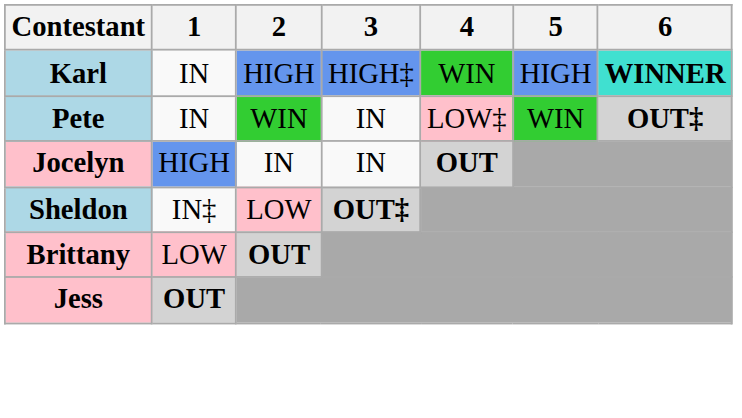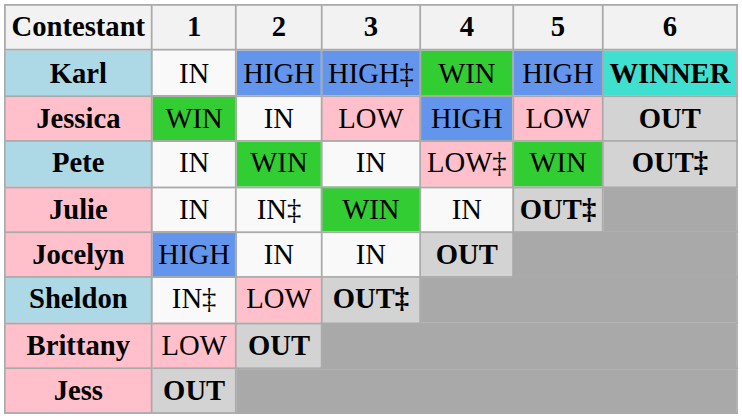+ row: (78, 118)
+ row: (78, 208)
